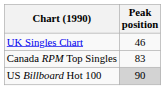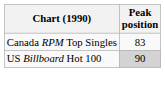- row: (45, 42)
